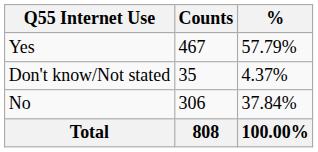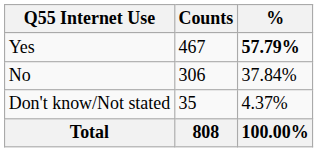(269, 47) normal -> (271, 47) bold
rows swapped: (20, 103) <-> (89, 75)
